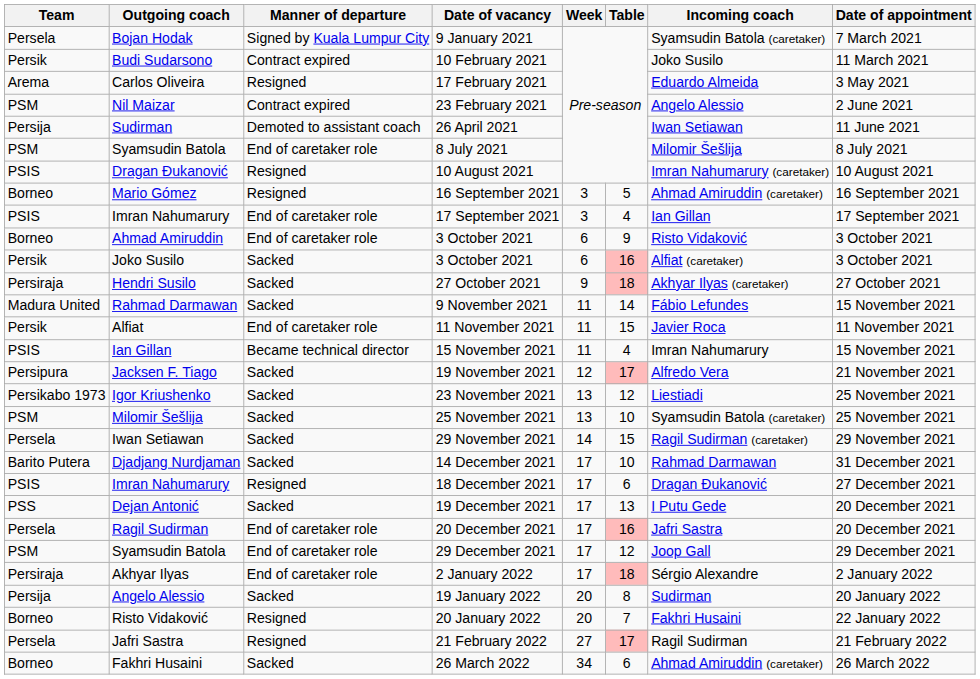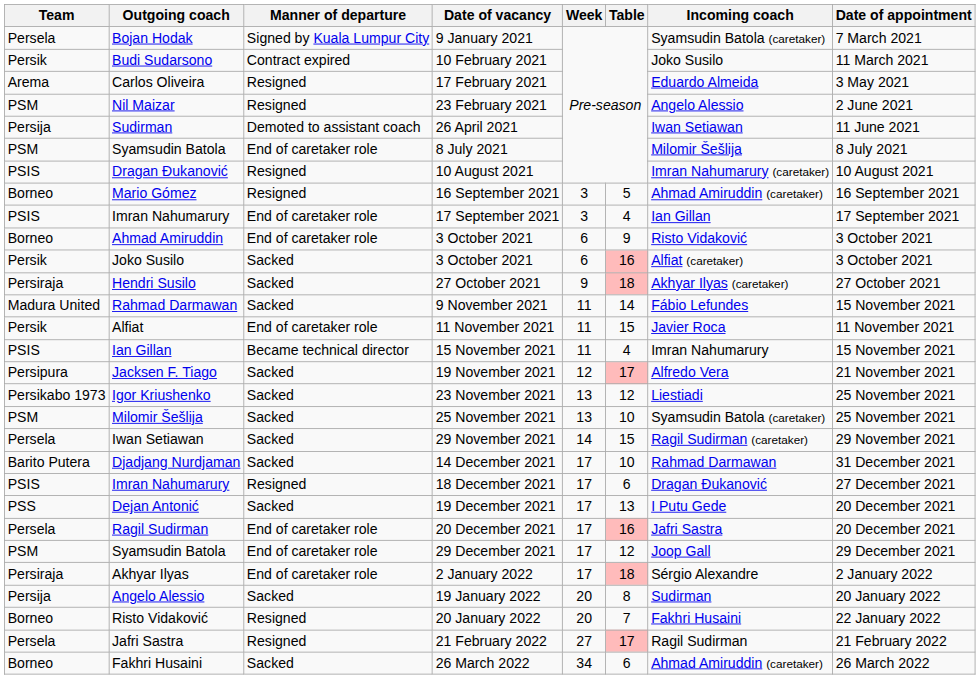(299, 104) Contract expired -> (277, 104) Resigned
